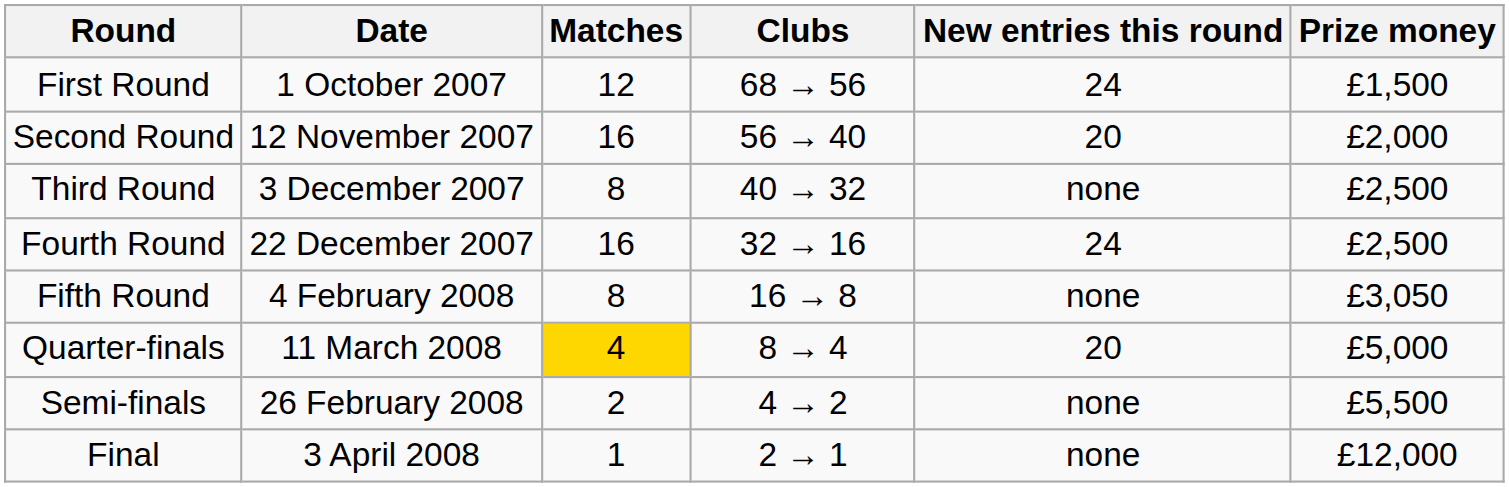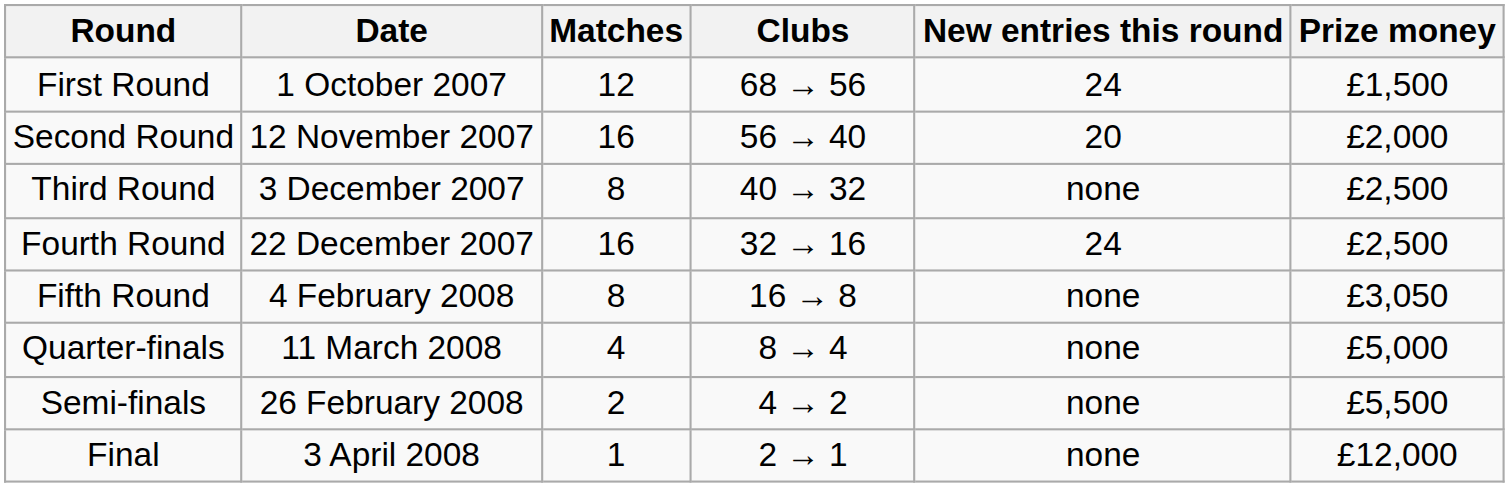(616, 349) gold background -> (616, 349) no background
(1103, 349) 20 -> (1103, 349) none
